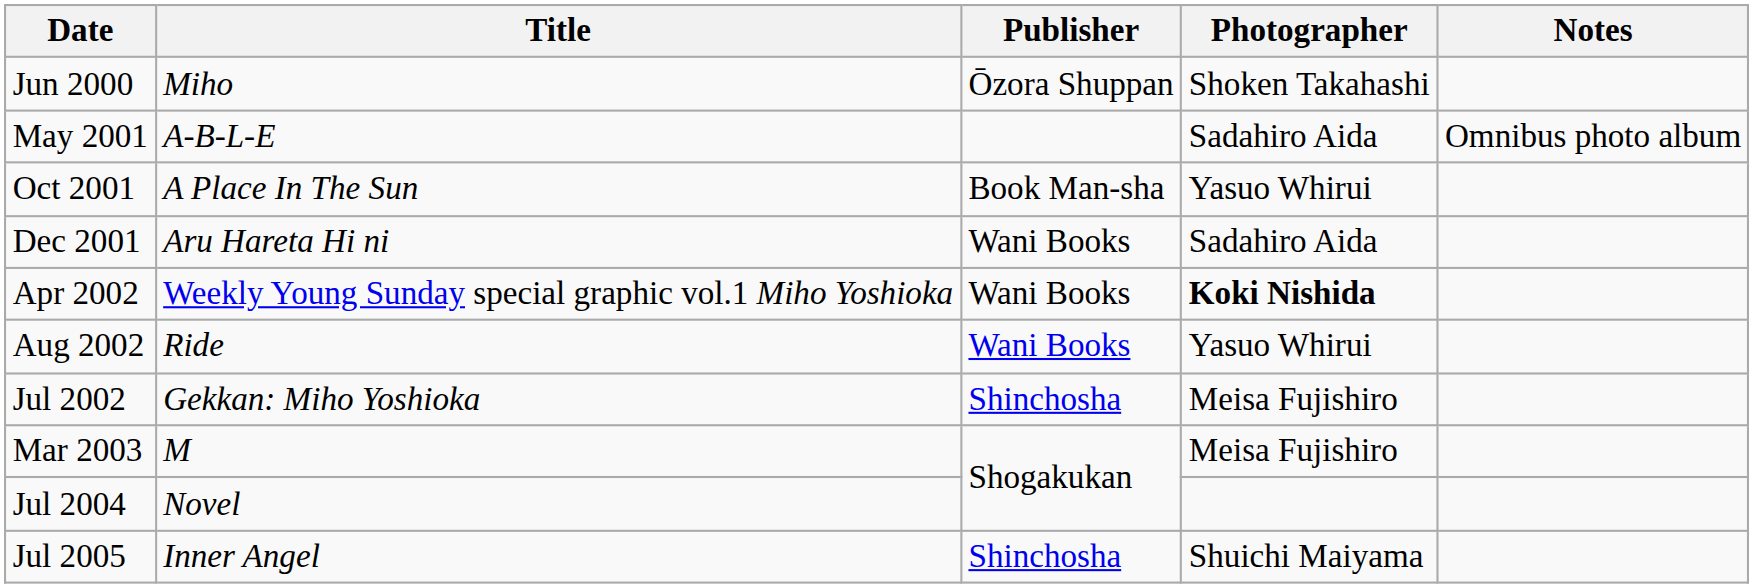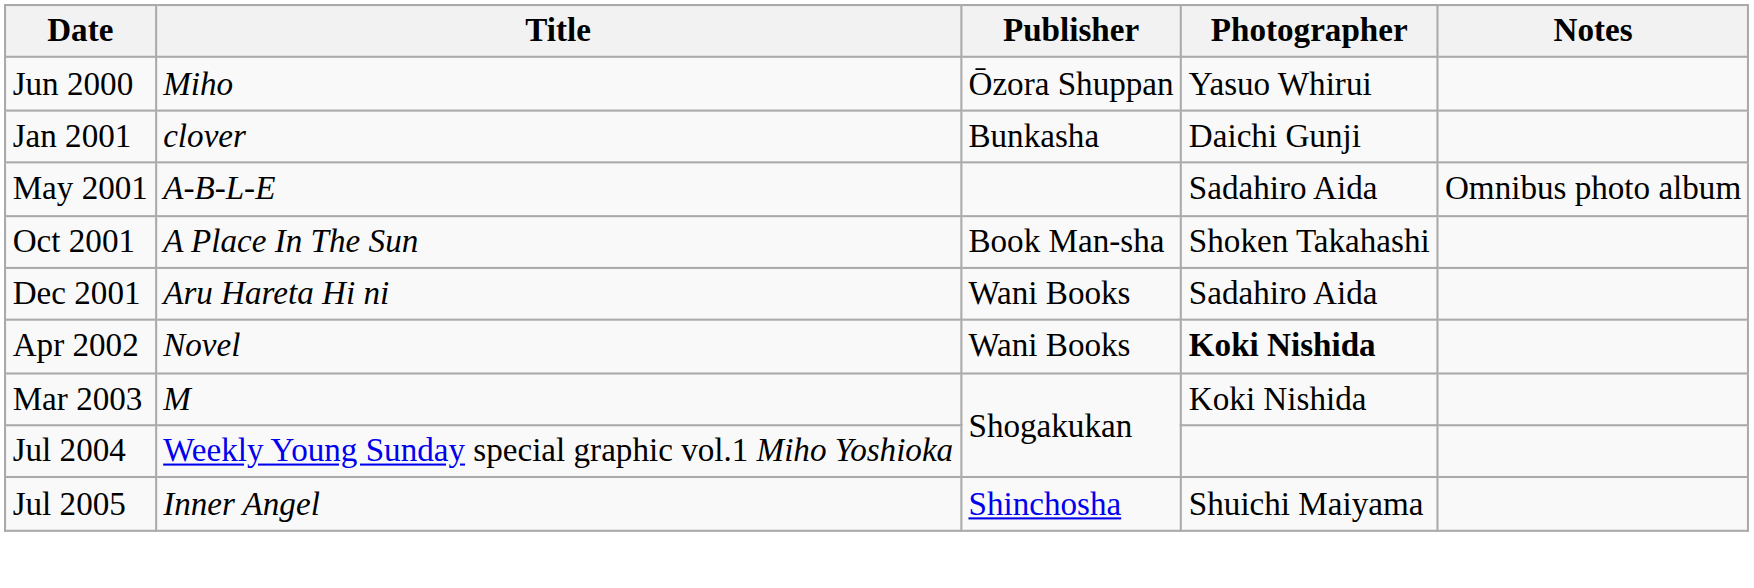(1309, 83) Shoken Takahashi -> (1280, 83) Yasuo Whirui
+ row: (72, 135)
(1280, 188) Yasuo Whirui -> (1309, 240) Shoken Takahashi
(558, 293) Weekly Young Sunday special graphic vol.1 Miho Yoshioka -> (202, 345) Novel
- row: (78, 345)
- row: (69, 398)
(1293, 450) Meisa Fujishiro -> (1278, 398) Koki Nishida
(202, 503) Novel -> (558, 450) Weekly Young Sunday special graphic vol.1 Miho Yoshioka
